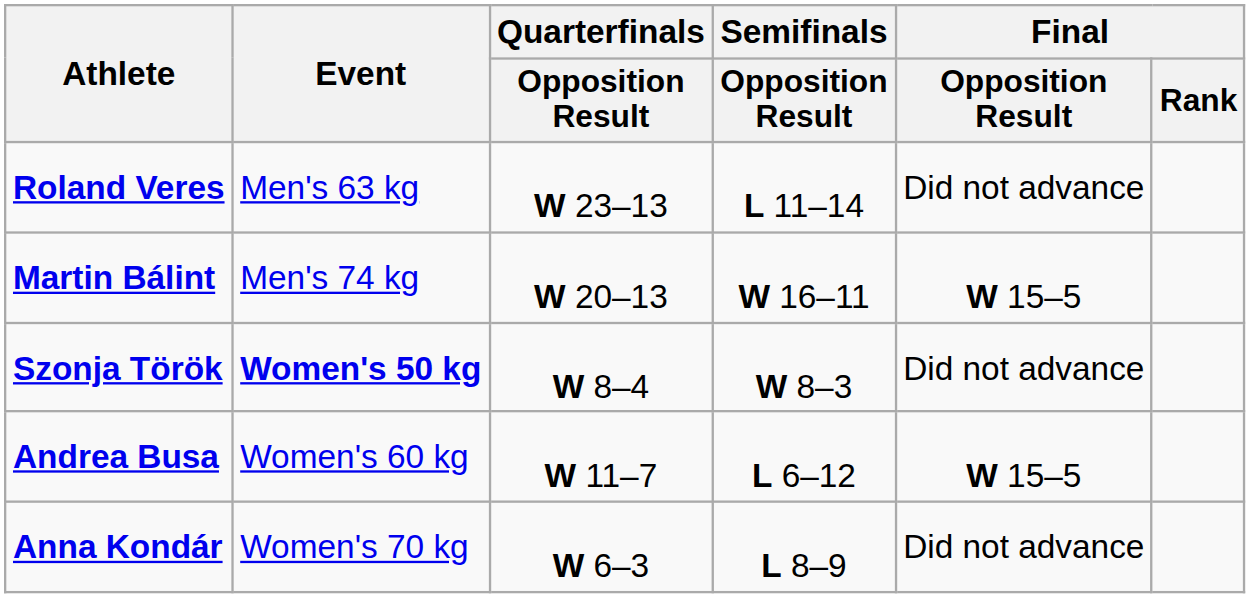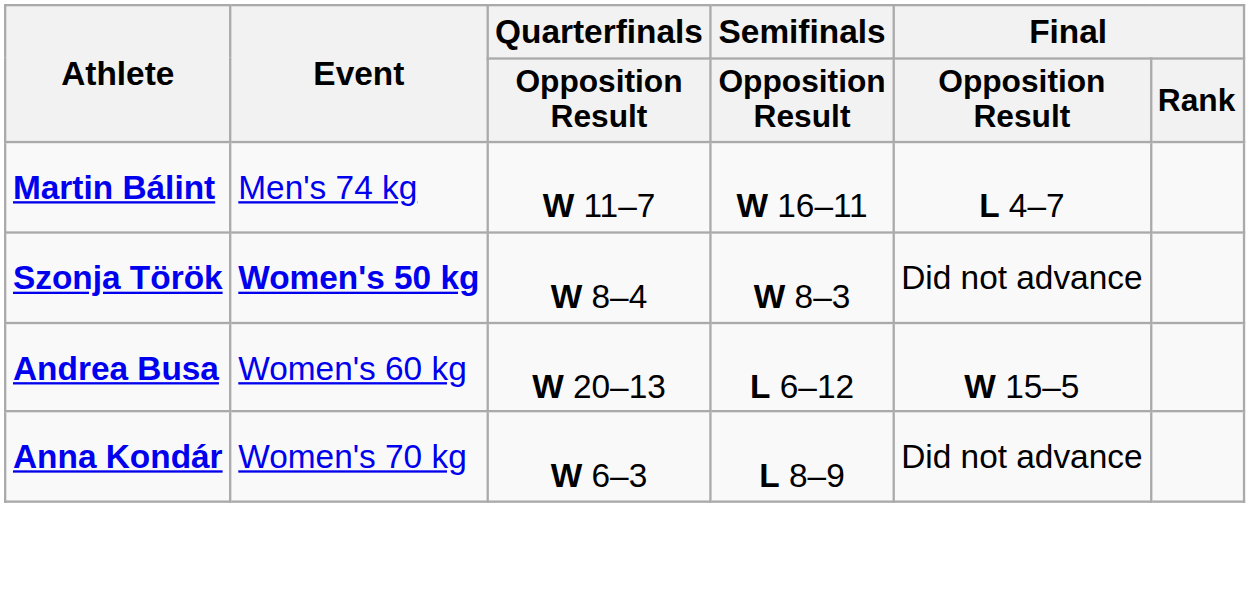- row: (119, 188)
(601, 296) W 20–13 -> (599, 206) W 11–7
(1024, 296) W 15–5 -> (1022, 206) L 4–7
(601, 476) W 11–7 -> (599, 386) W 20–13
